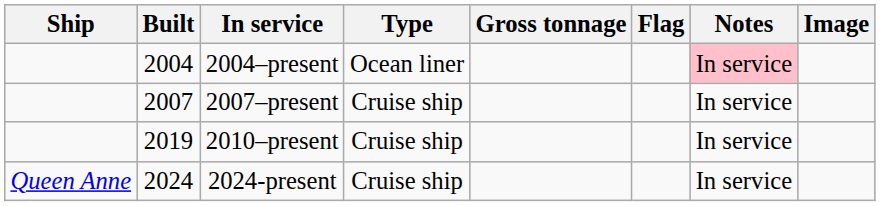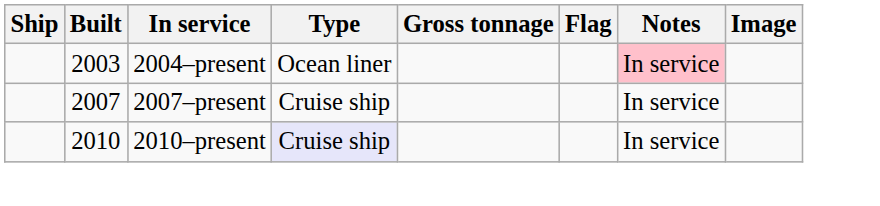(168, 63) 2004 -> (96, 63) 2003
(168, 141) 2019 -> (96, 141) 2010
(407, 141) no background -> (334, 141) lavender background
- row: (272, 180)
